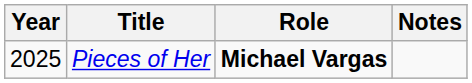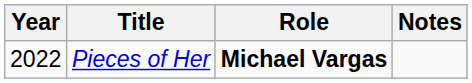(36, 59) 2025 -> (36, 59) 2022
